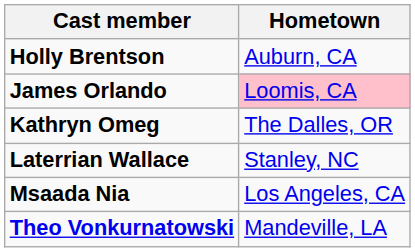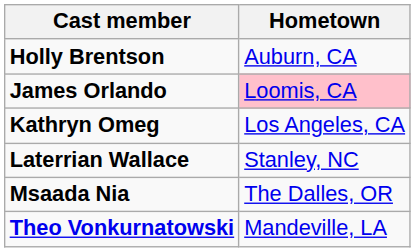(319, 125) The Dalles, OR -> (325, 125) Los Angeles, CA
(325, 194) Los Angeles, CA -> (319, 194) The Dalles, OR
